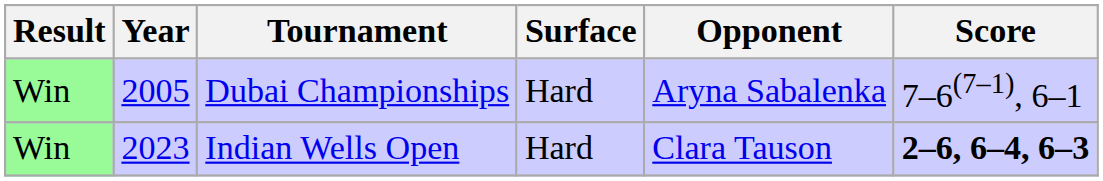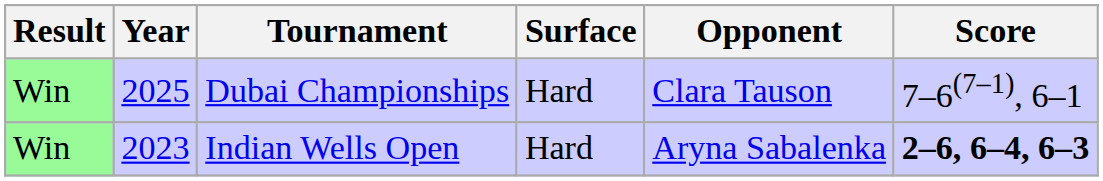(155, 90) 2005 -> (155, 90) 2025
(769, 90) Aryna Sabalenka -> (742, 90) Clara Tauson
(742, 148) Clara Tauson -> (769, 148) Aryna Sabalenka
